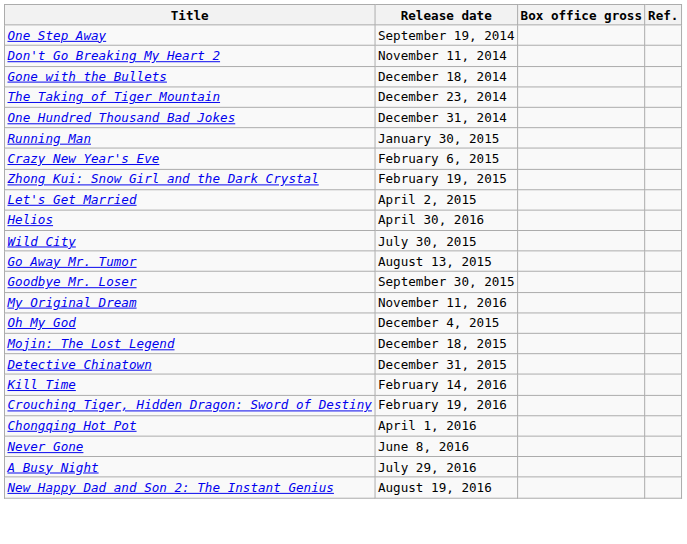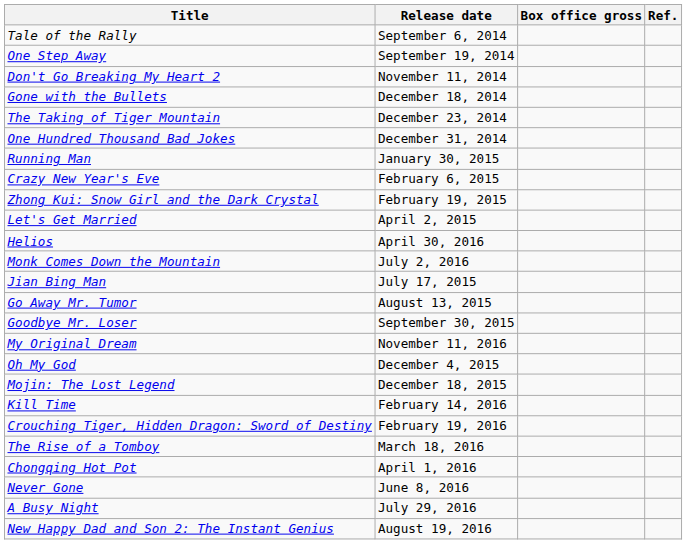+ row: (72, 35)
+ row: (114, 261)
+ row: (57, 282)
- row: (42, 241)
- row: (80, 364)
+ row: (83, 446)
